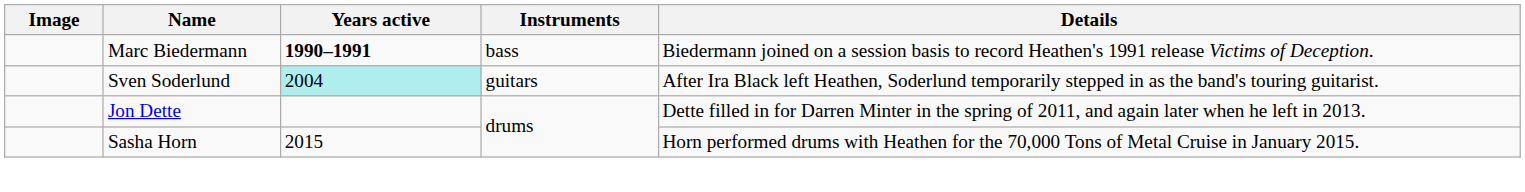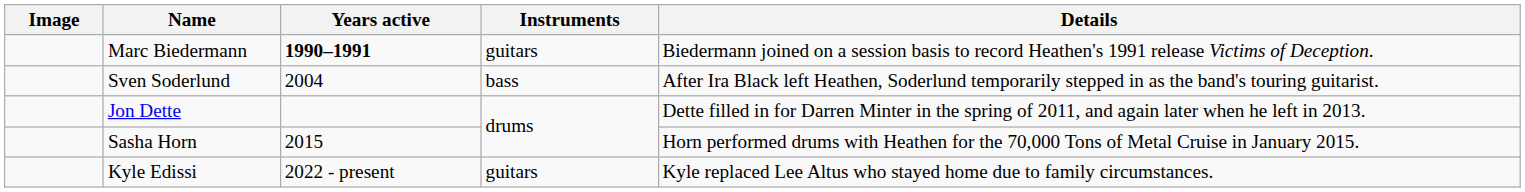(502, 50) bass -> (512, 50) guitars
(304, 80) paleturquoise background -> (304, 80) no background
(512, 80) guitars -> (502, 80) bass
+ row: (152, 171)
